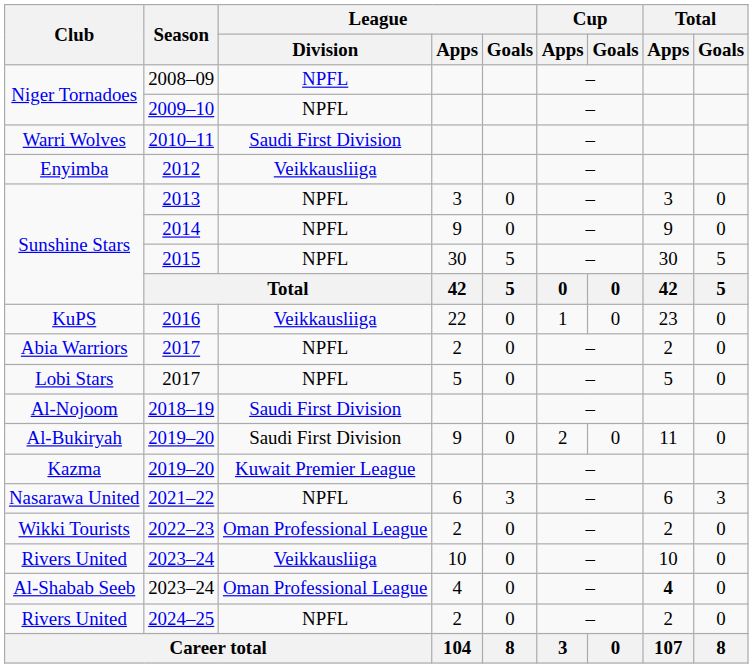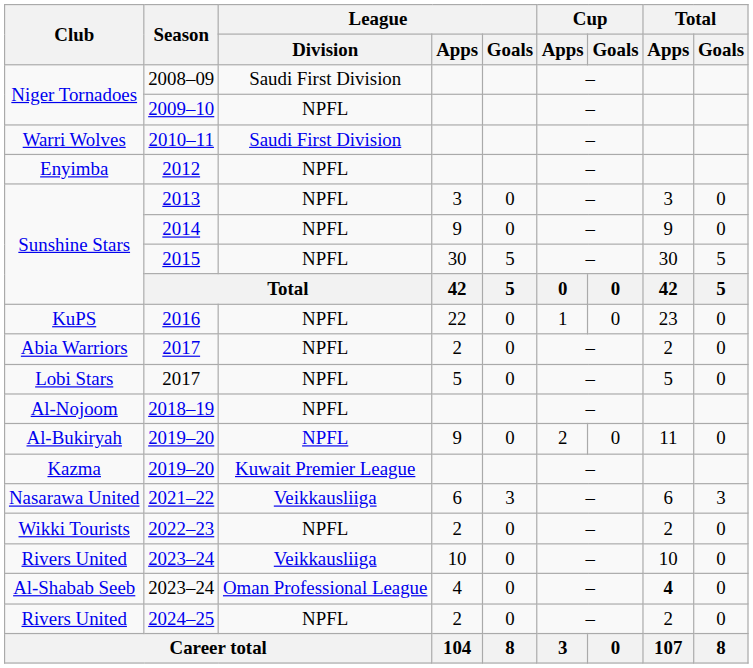(325, 79) NPFL -> (325, 79) Saudi First Division
(325, 169) Veikkausliiga -> (325, 169) NPFL
(325, 318) Veikkausliiga -> (325, 318) NPFL
(325, 408) Saudi First Division -> (325, 408) NPFL
(325, 438) Saudi First Division -> (325, 438) NPFL
(325, 498) NPFL -> (325, 498) Veikkausliiga
(325, 528) Oman Professional League -> (325, 528) NPFL
